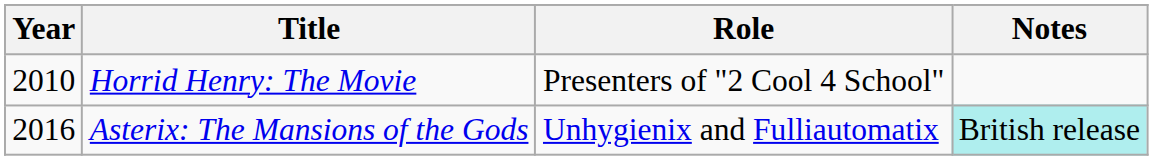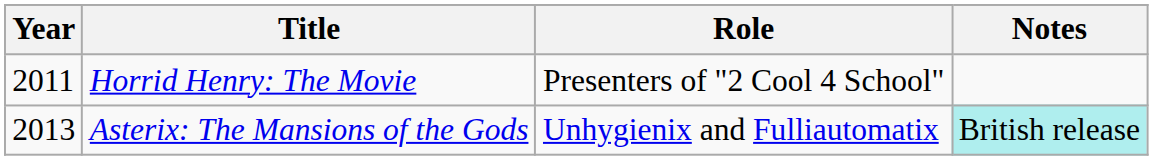(44, 79) 2010 -> (43, 79) 2011
(44, 129) 2016 -> (44, 129) 2013
